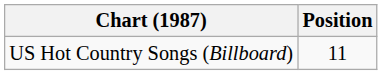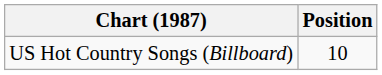(337, 52) 11 -> (337, 52) 10
